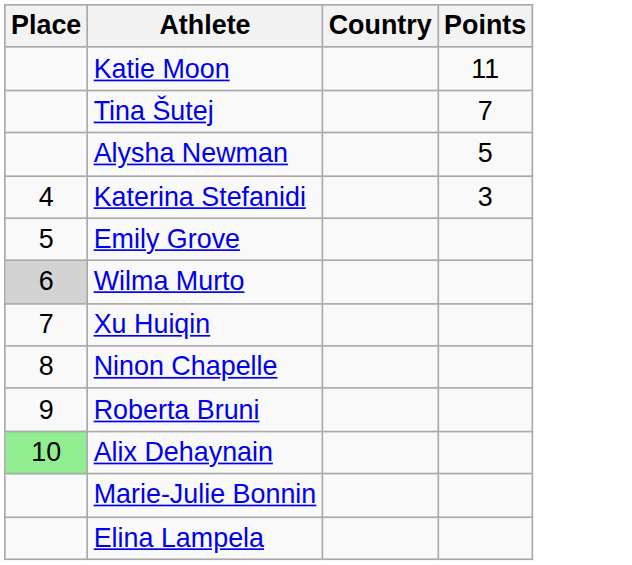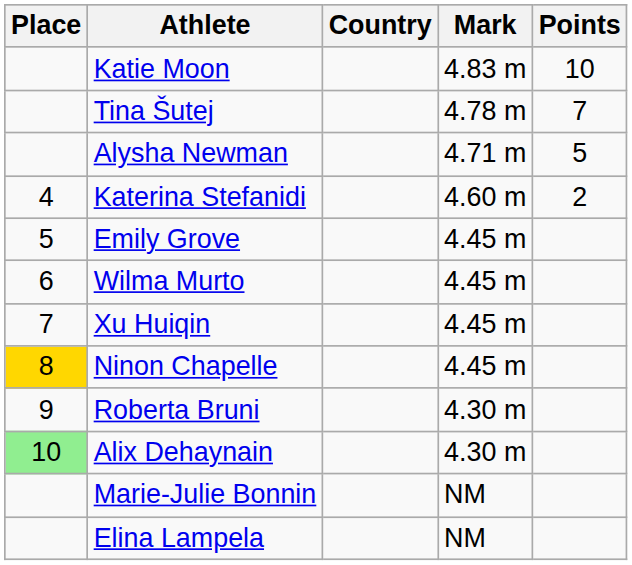+ column: (485, 25)
(485, 68) 11 -> (580, 68) 10
(485, 196) 3 -> (580, 196) 2
(46, 281) lightgrey background -> (46, 281) no background
(46, 366) no background -> (46, 366) gold background
